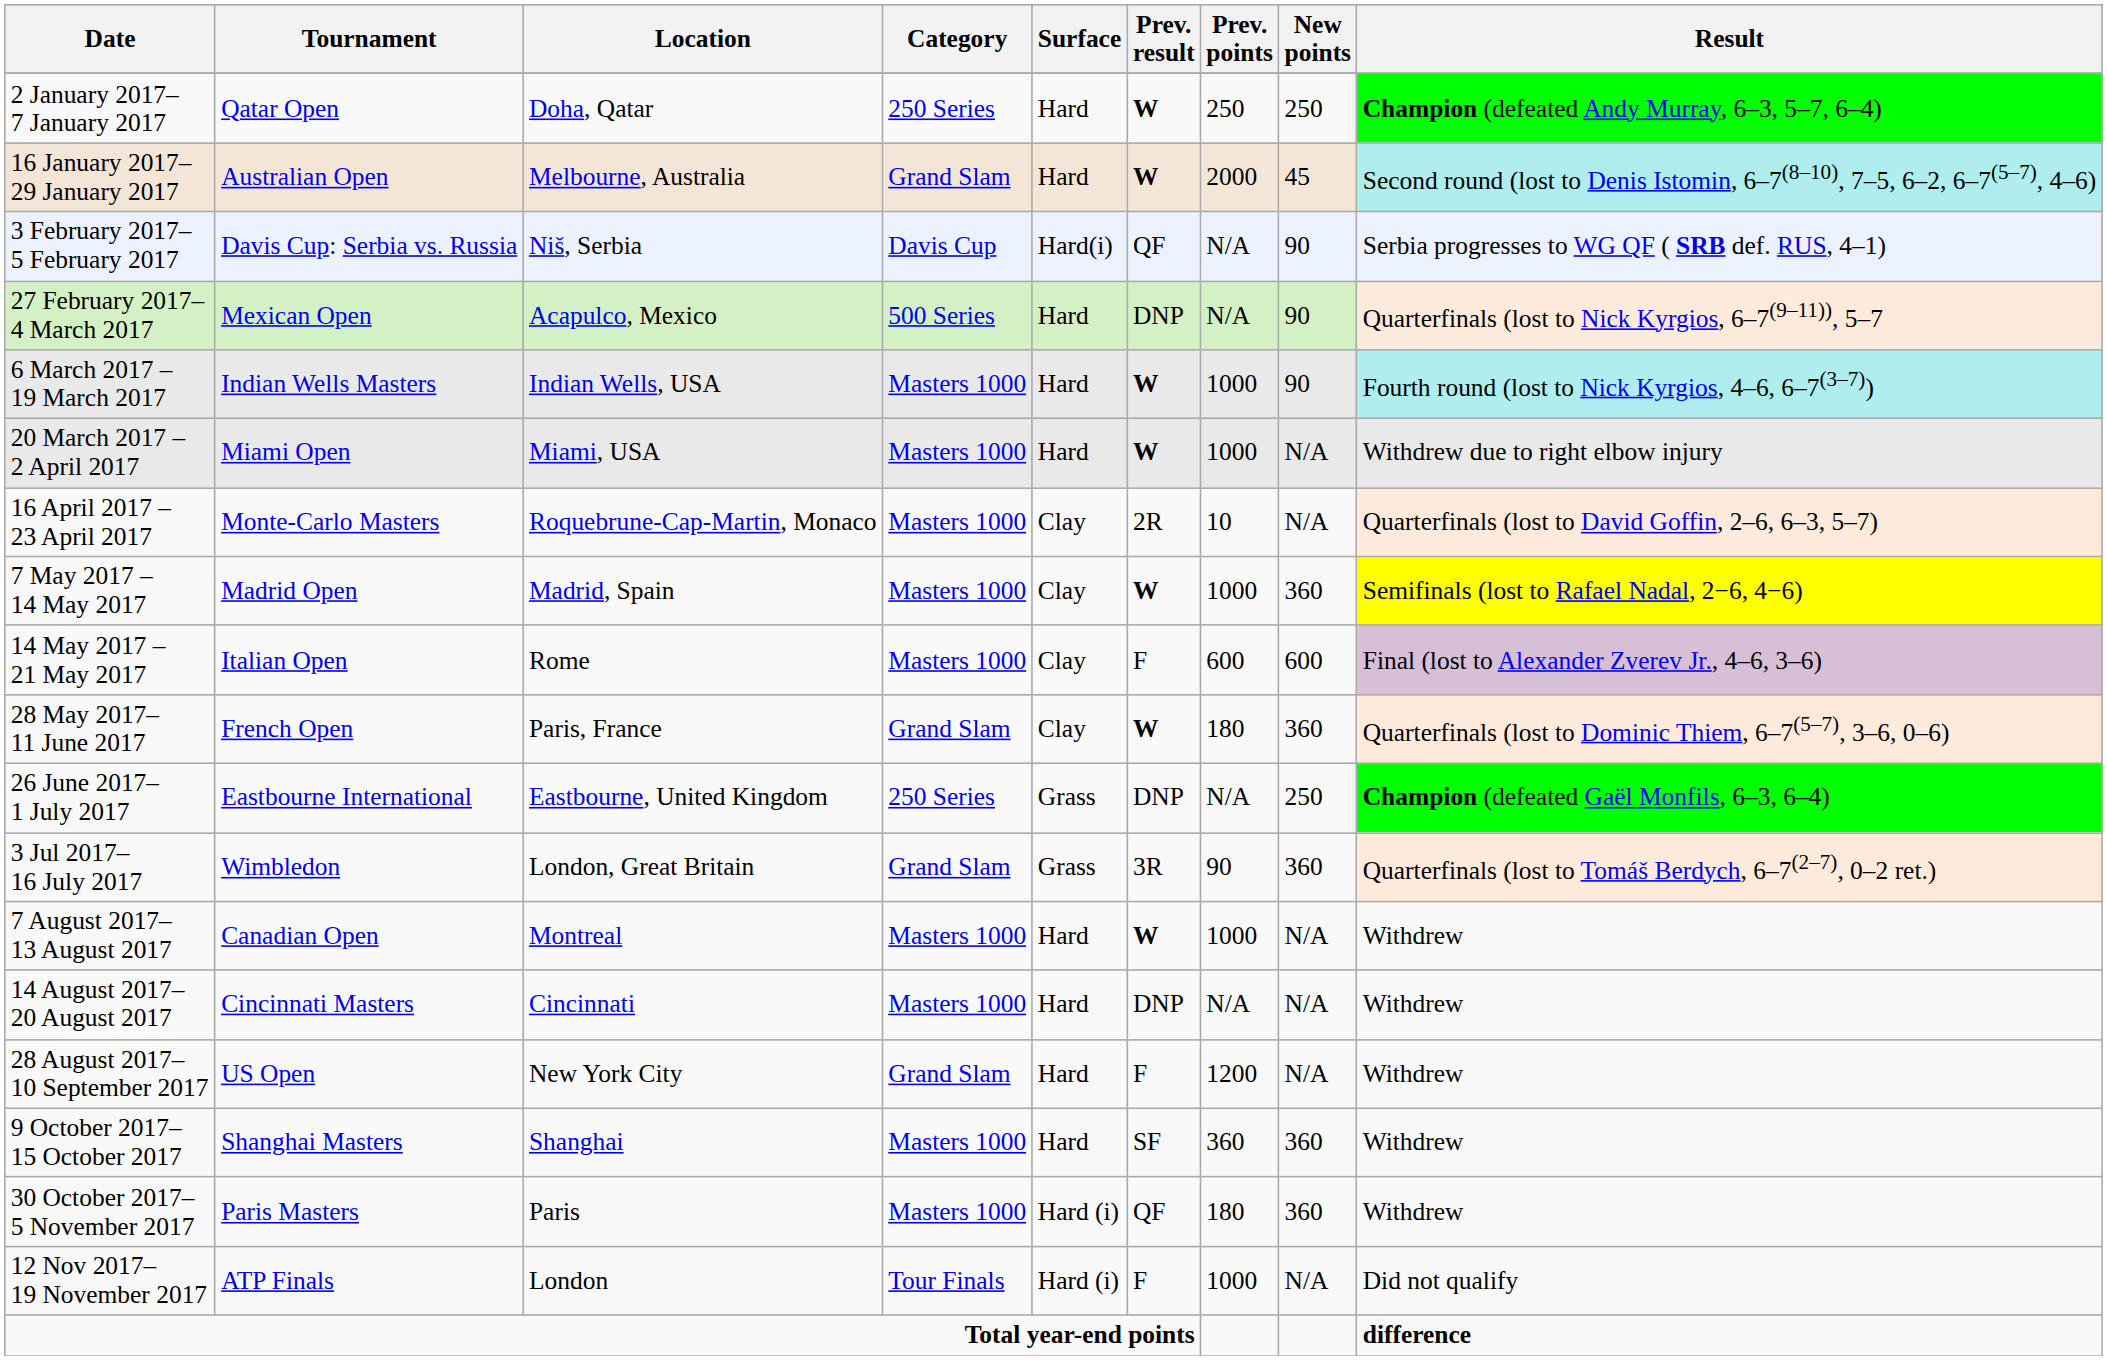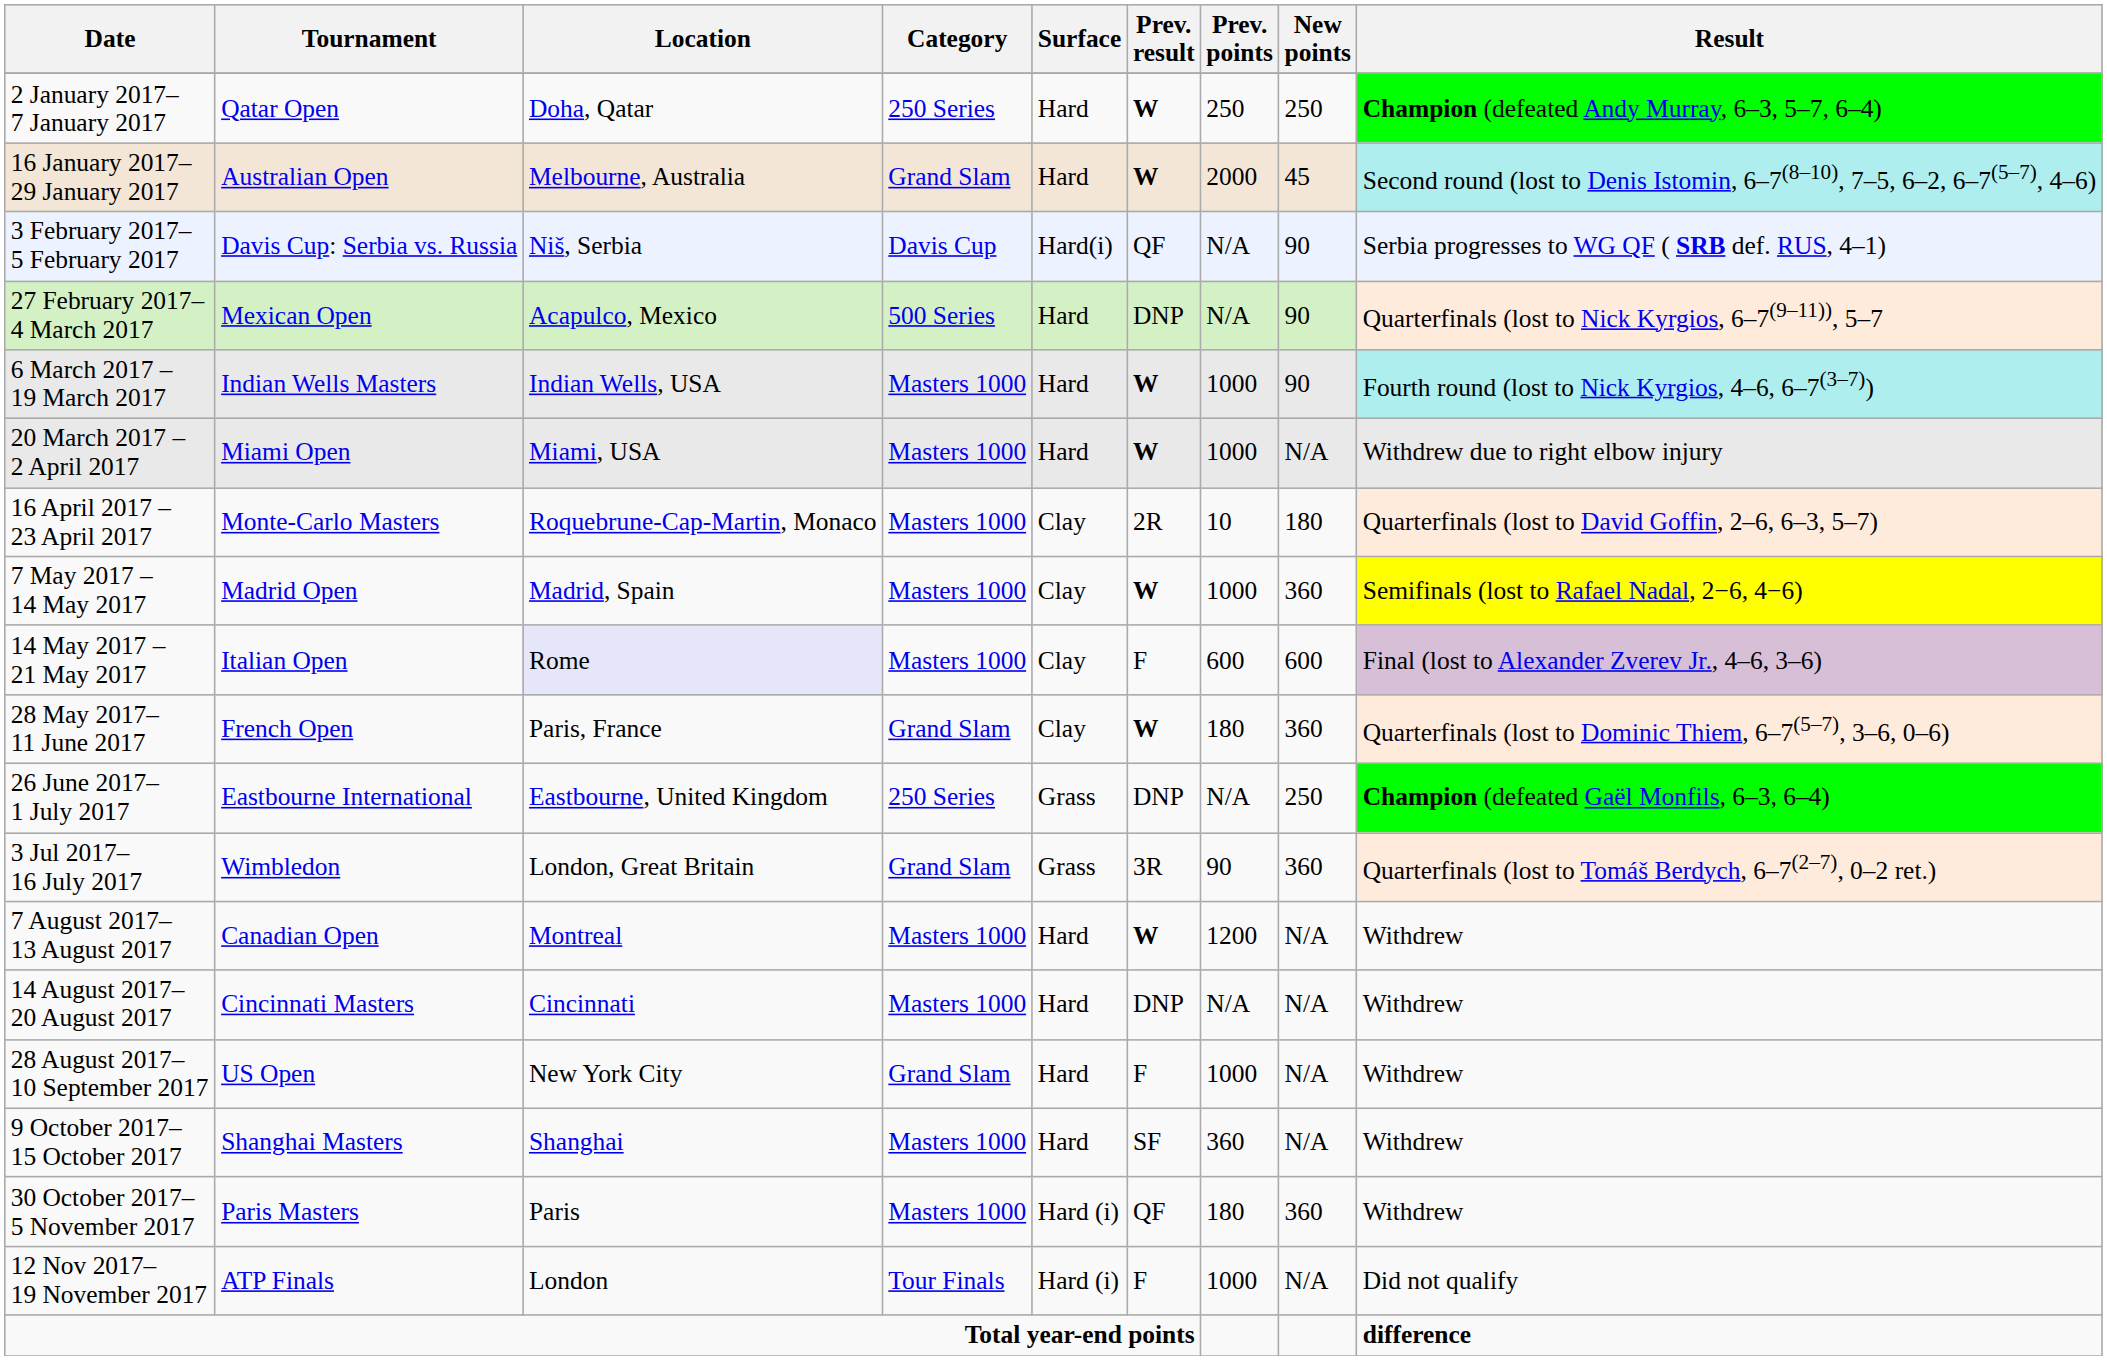(1306, 521) N/A -> (1304, 521) 180
(559, 659) no background -> (559, 659) lavender background
(1232, 935) 1000 -> (1232, 935) 1200
(1232, 1073) 1200 -> (1232, 1073) 1000
(1304, 1142) 360 -> (1306, 1142) N/A
